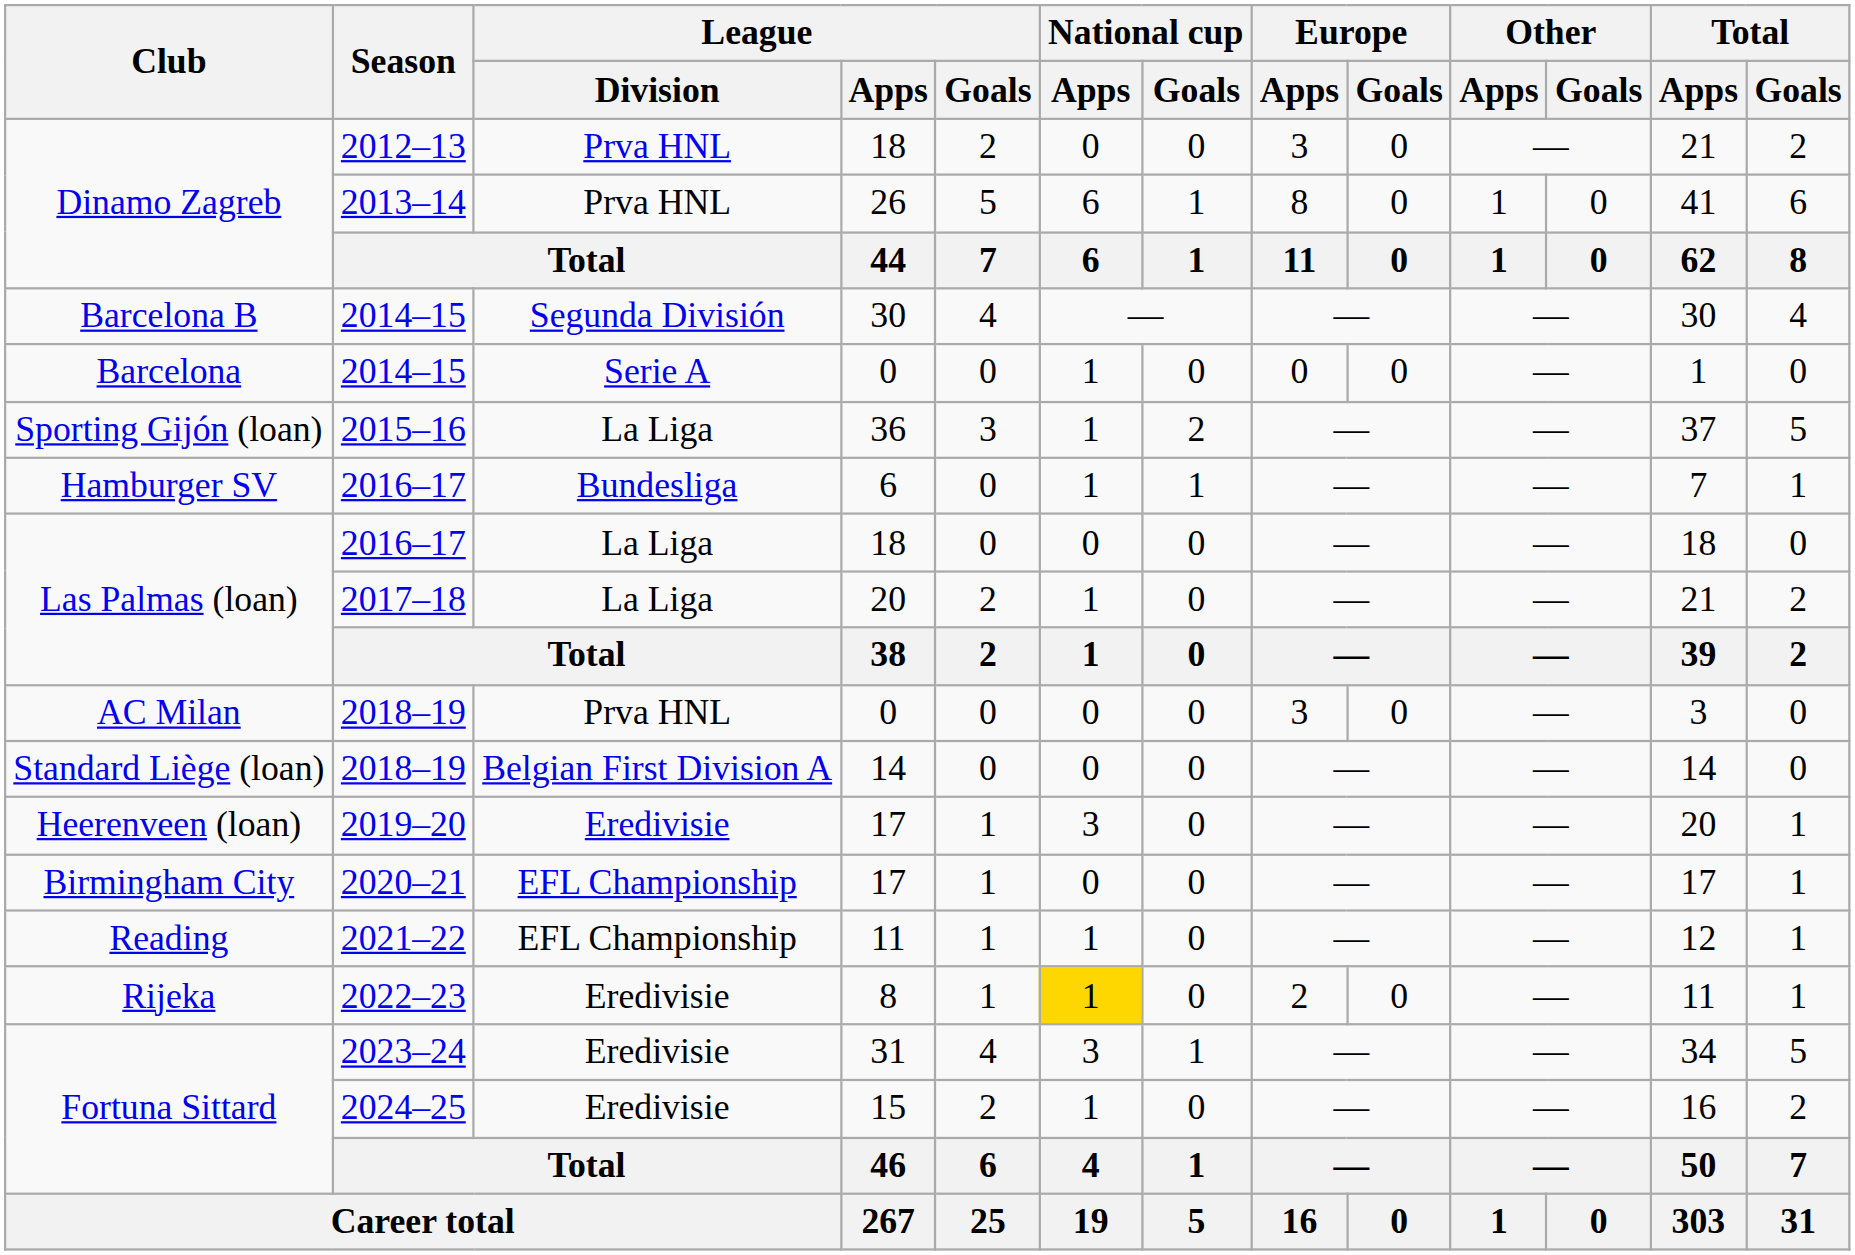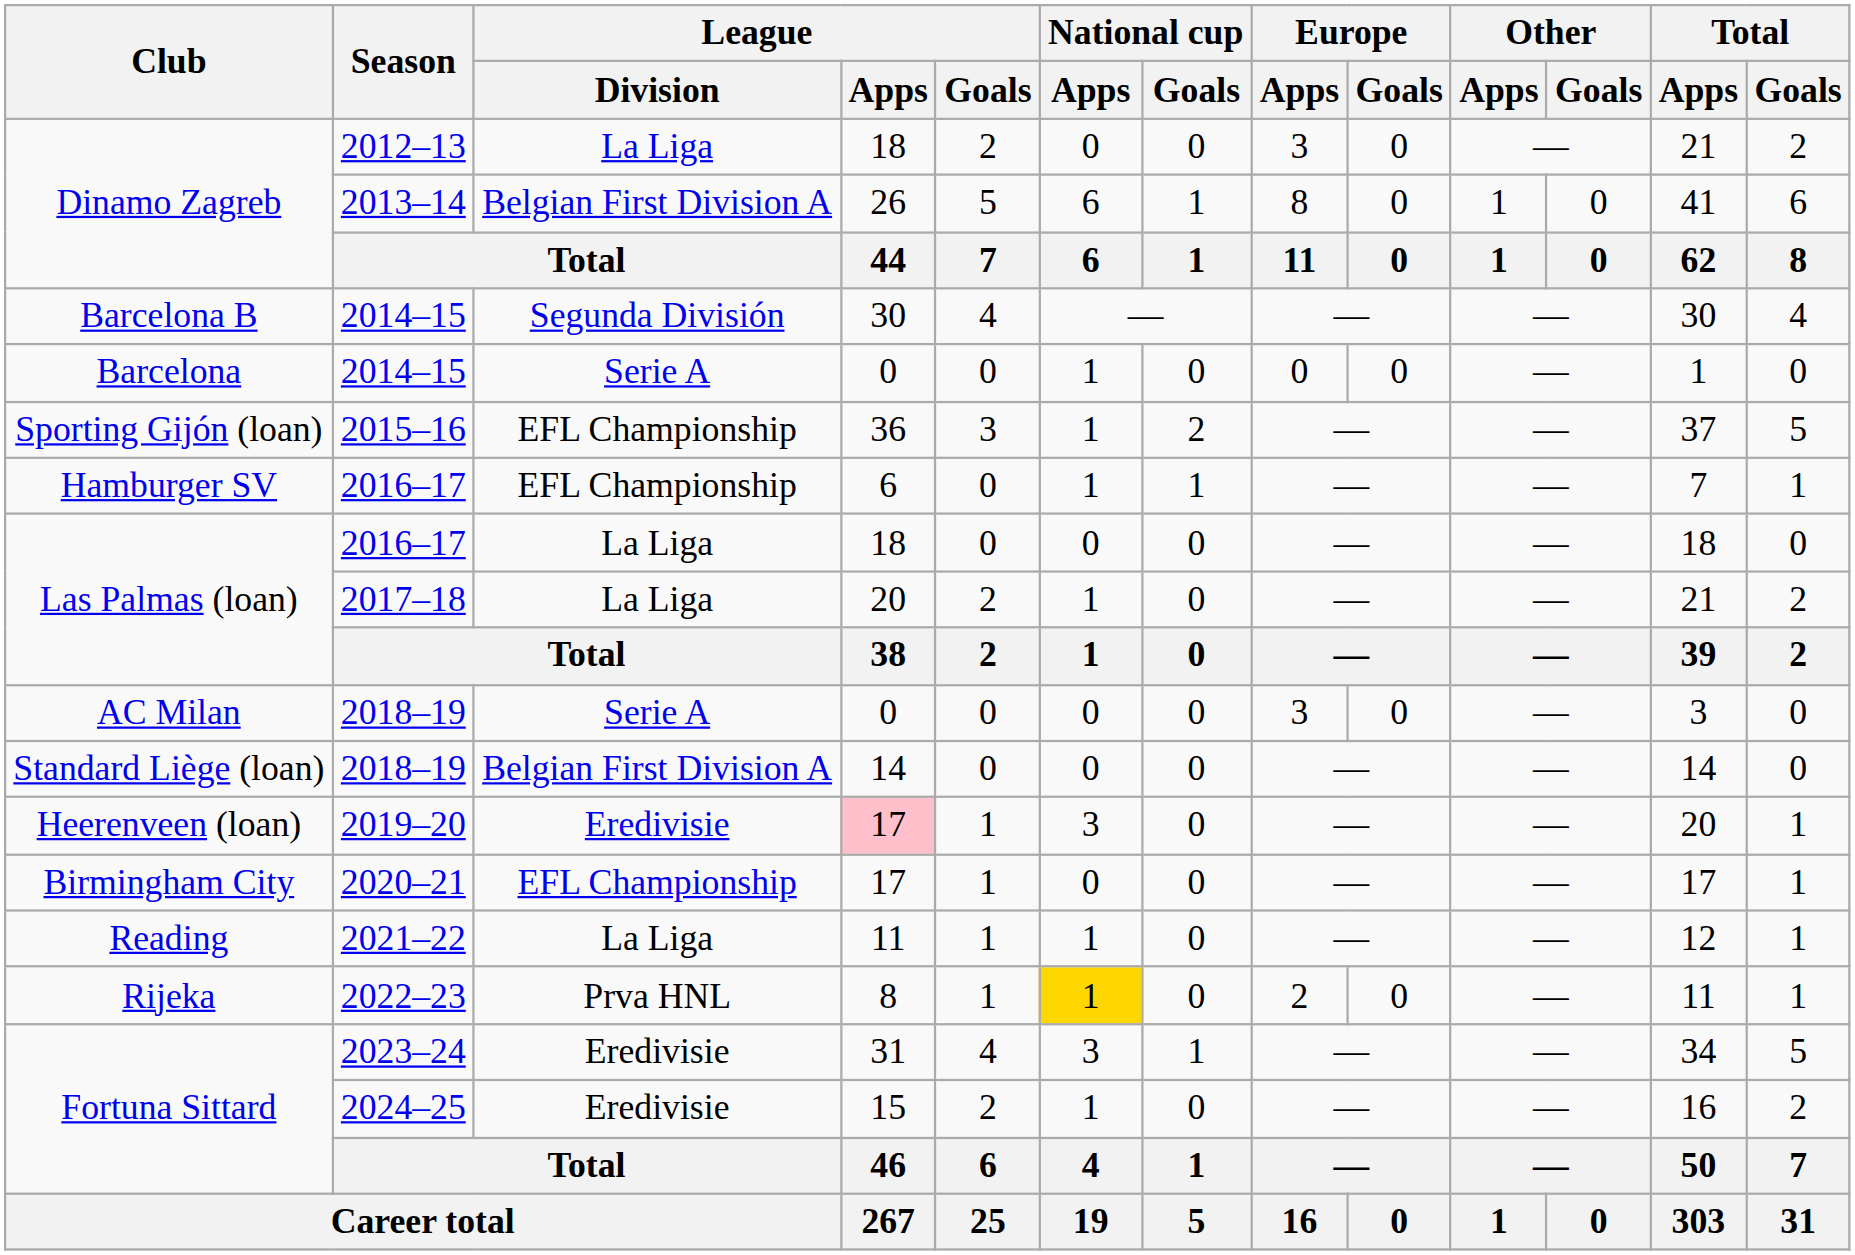(657, 145) Prva HNL -> (657, 145) La Liga
(657, 202) Prva HNL -> (657, 202) Belgian First Division A
(657, 428) La Liga -> (657, 428) EFL Championship
(657, 485) Bundesliga -> (657, 485) EFL Championship
(657, 711) Prva HNL -> (657, 711) Serie A
(888, 825) no background -> (888, 825) pink background
(657, 938) EFL Championship -> (657, 938) La Liga
(657, 994) Eredivisie -> (657, 994) Prva HNL
